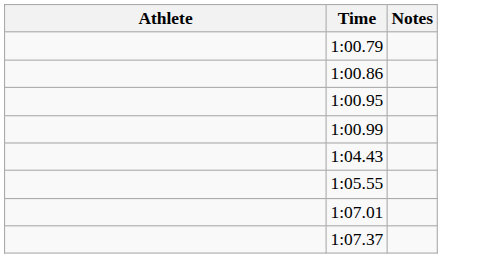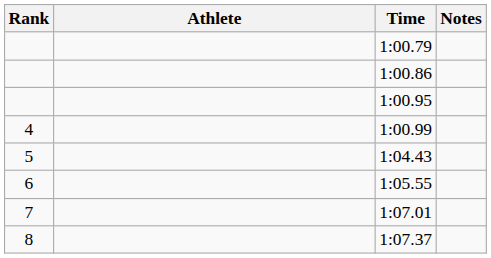+ column: (29, 18)
